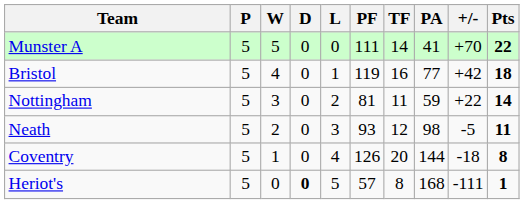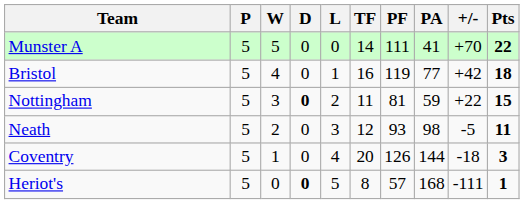columns swapped: (399, 18) <-> (367, 18)
(305, 101) normal -> (305, 101) bold
(503, 101) 14 -> (503, 101) 15
(503, 156) 8 -> (503, 156) 3
